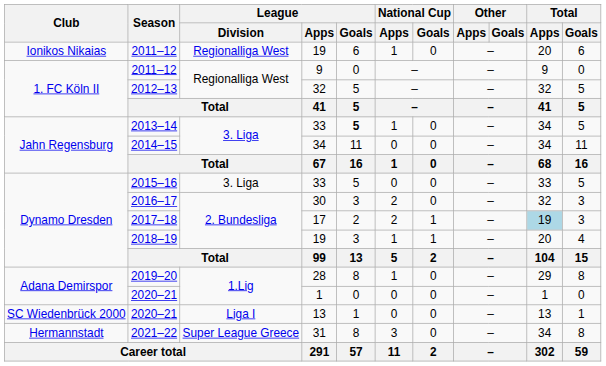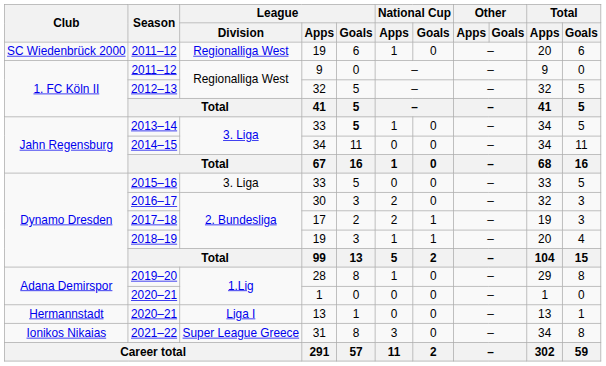(66, 51) Ionikos Nikaias -> (66, 51) SC Wiedenbrück 2000
(545, 220) lightblue background -> (545, 220) no background
(66, 314) SC Wiedenbrück 2000 -> (66, 314) Hermannstadt
(66, 333) Hermannstadt -> (66, 333) Ionikos Nikaias
